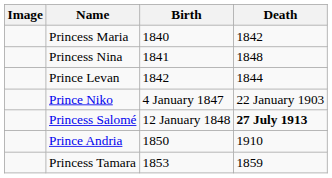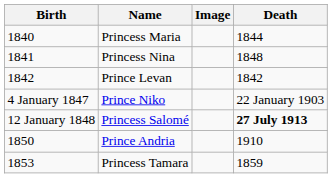columns swapped: (25, 15) <-> (186, 15)
(250, 36) 1842 -> (250, 36) 1844
(250, 78) 1844 -> (250, 78) 1842
